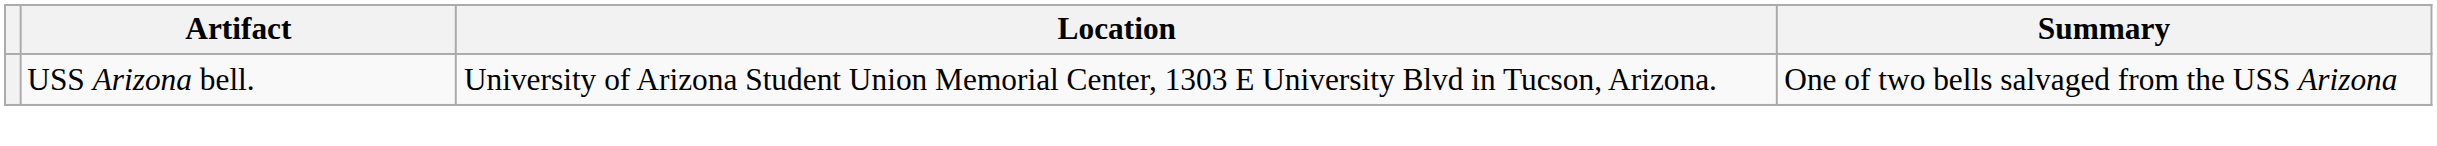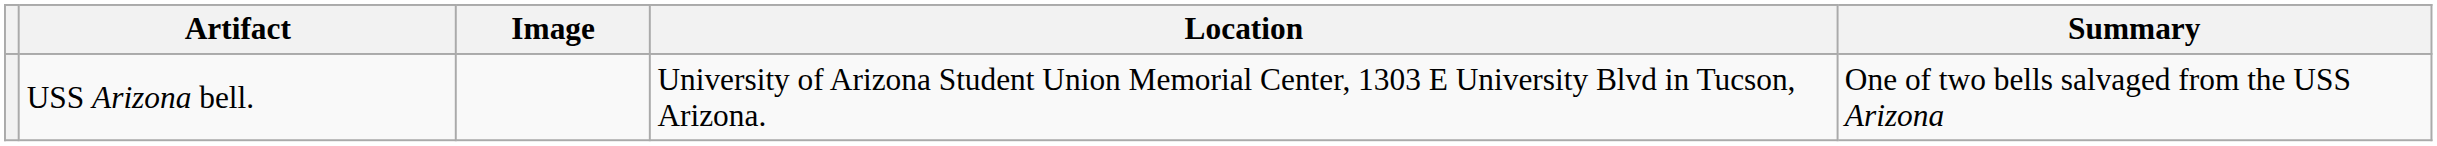+ column: (553, 29)
